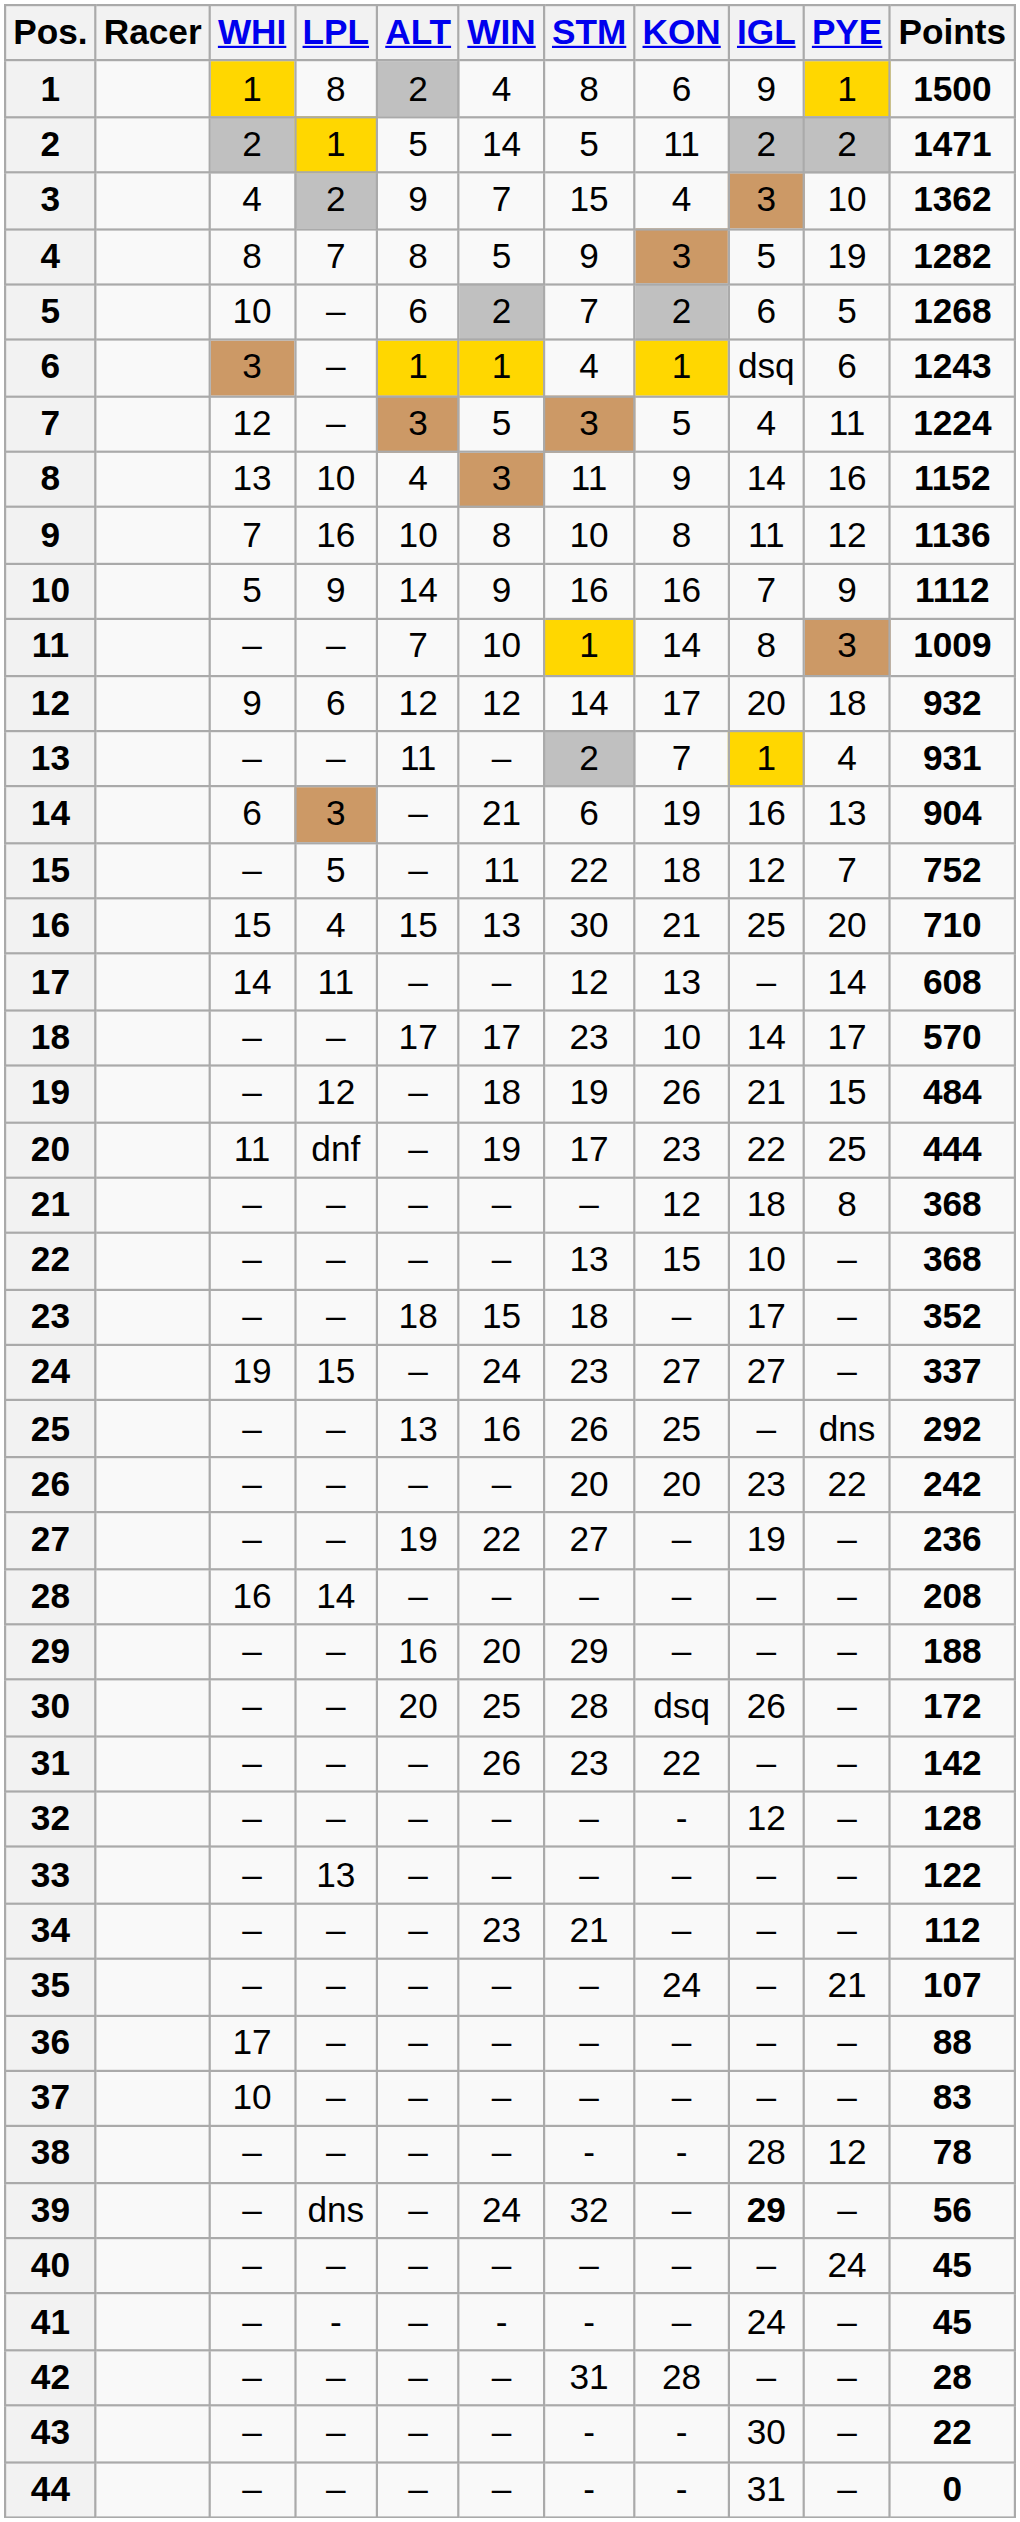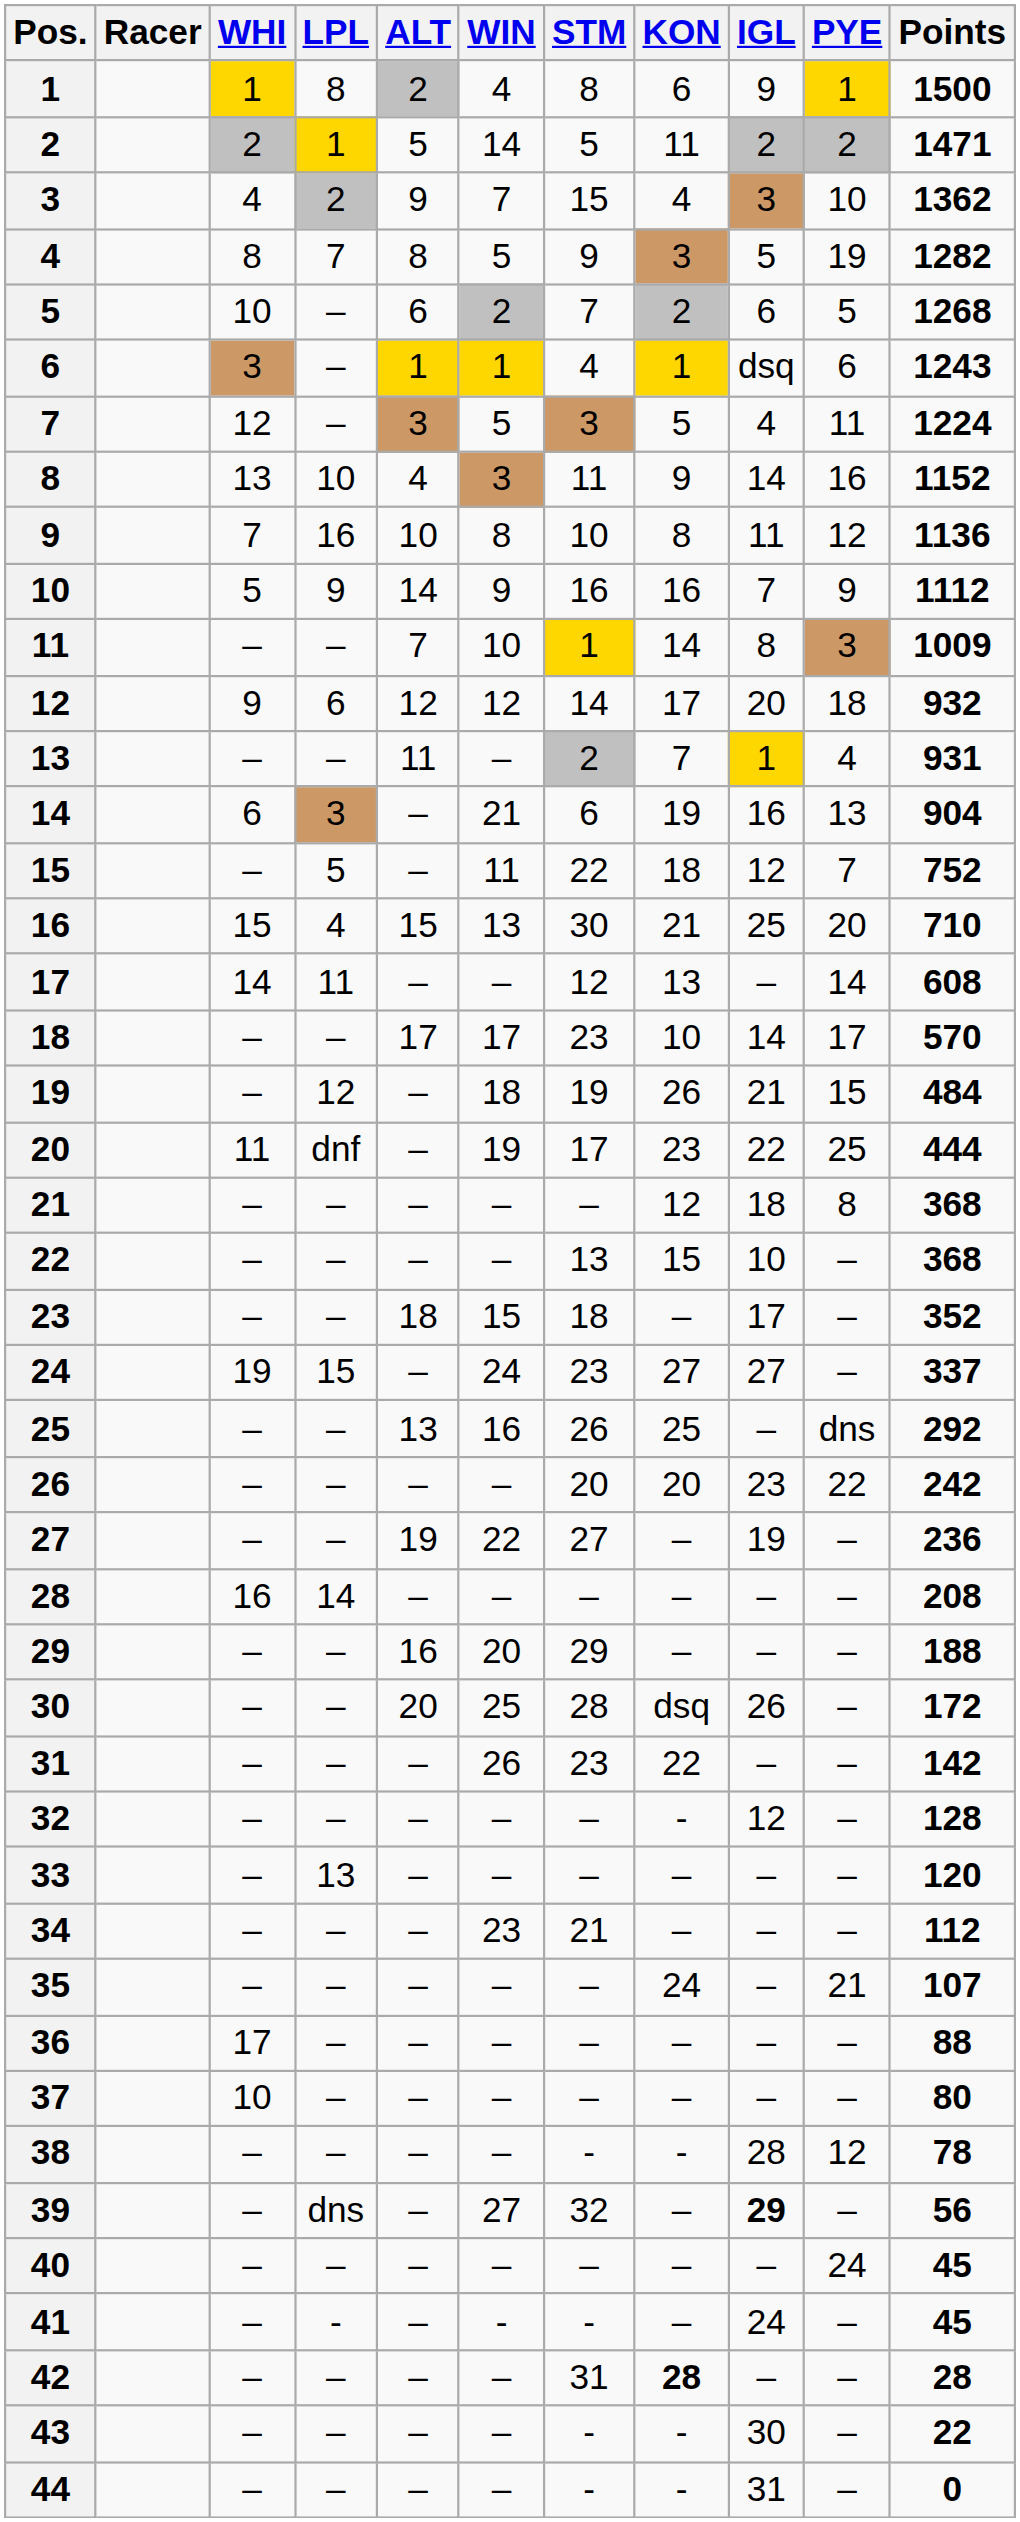(952, 1874) 122 -> (952, 1874) 120
(952, 2097) 83 -> (952, 2097) 80
(502, 2209) 24 -> (502, 2209) 27
(682, 2377) normal -> (682, 2377) bold
